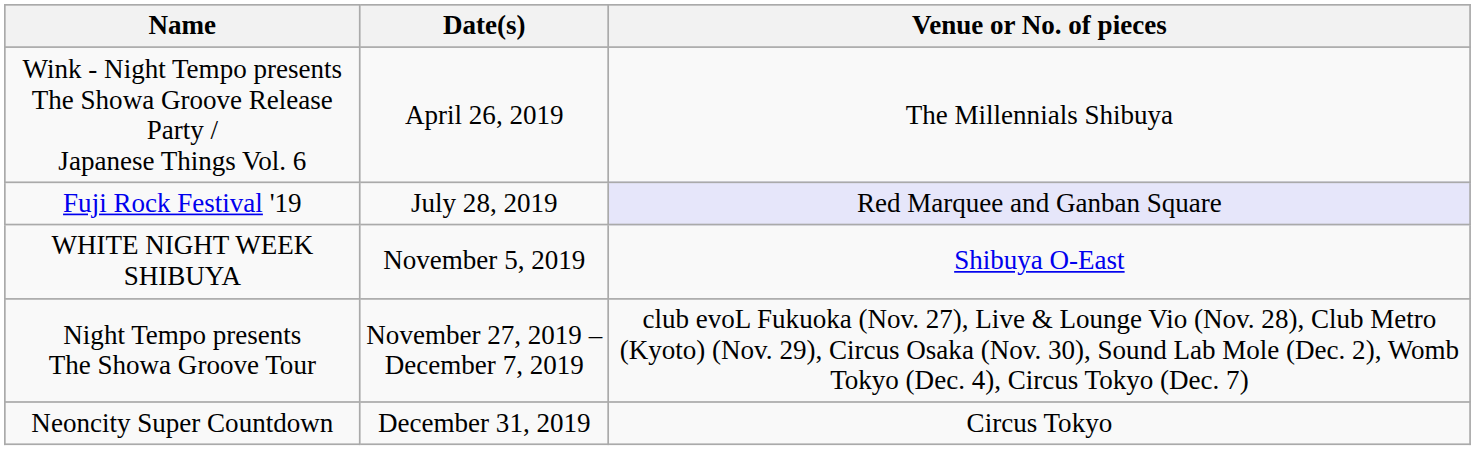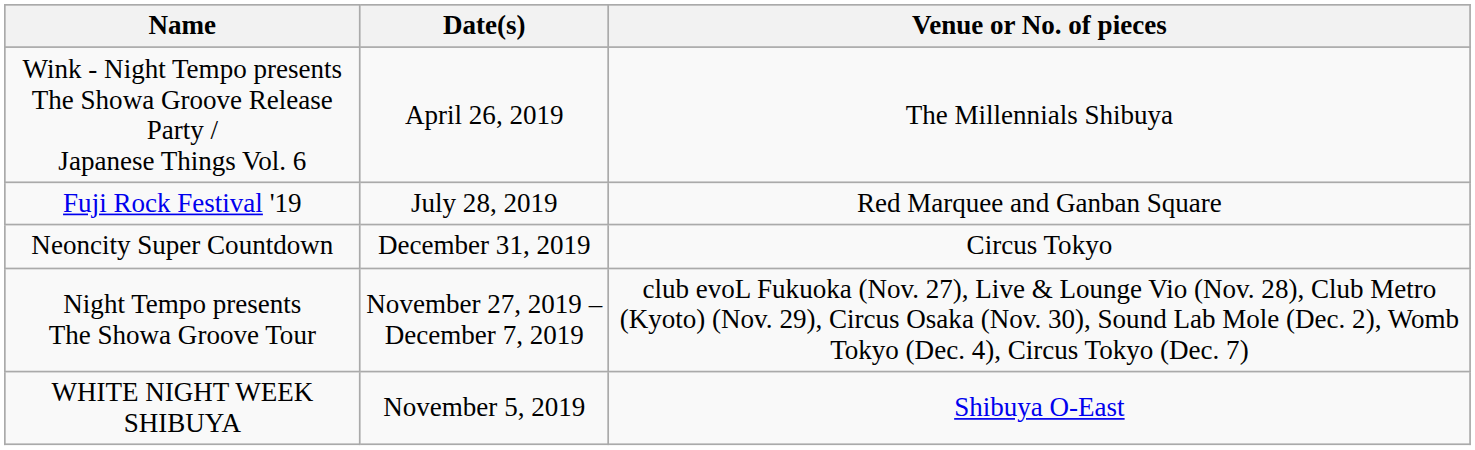(1039, 202) lavender background -> (1039, 202) no background
rows swapped: (182, 261) <-> (182, 422)
